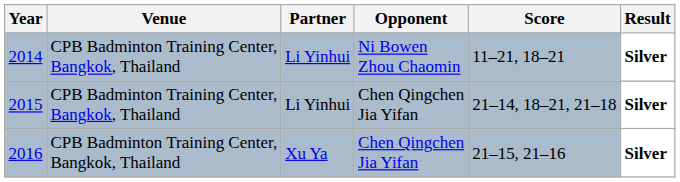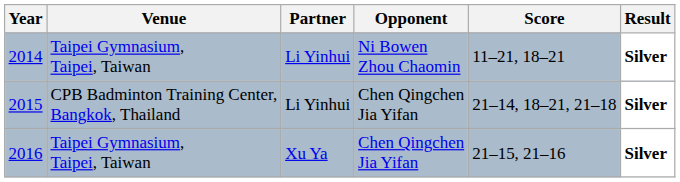(164, 56) CPB Badminton Training Center, Bangkok, Thailand -> (117, 56) Taipei Gymnasium, Taipei, Taiwan
(164, 153) CPB Badminton Training Center, Bangkok, Thailand -> (117, 153) Taipei Gymnasium, Taipei, Taiwan
